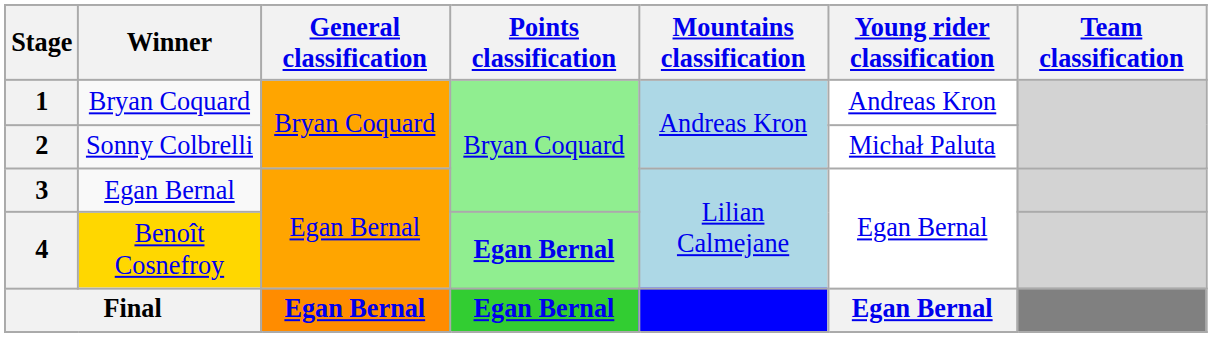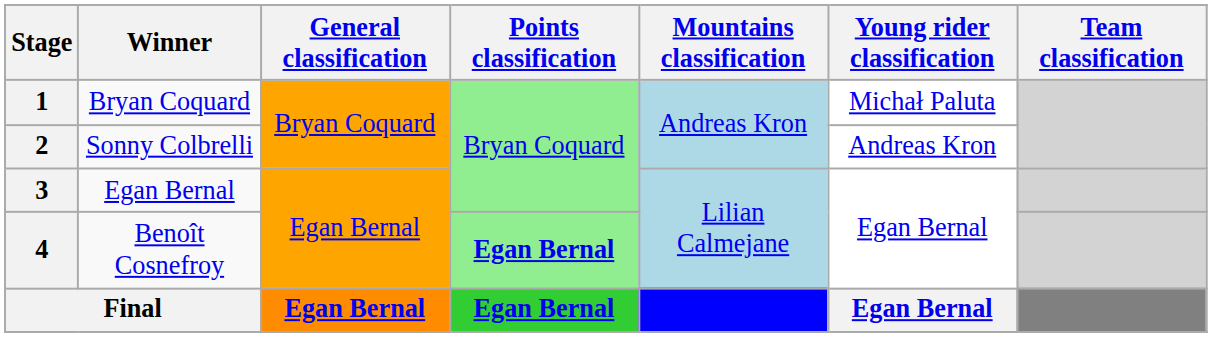(922, 102) Andreas Kron -> (922, 102) Michał Paluta
(922, 146) Michał Paluta -> (922, 146) Andreas Kron
(169, 249) gold background -> (169, 249) no background
